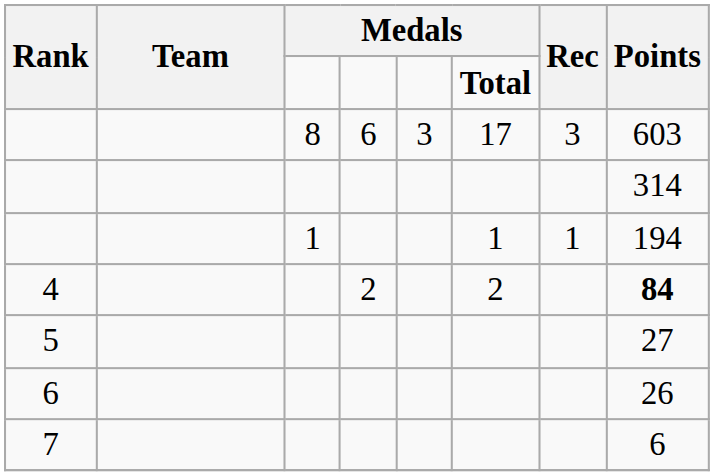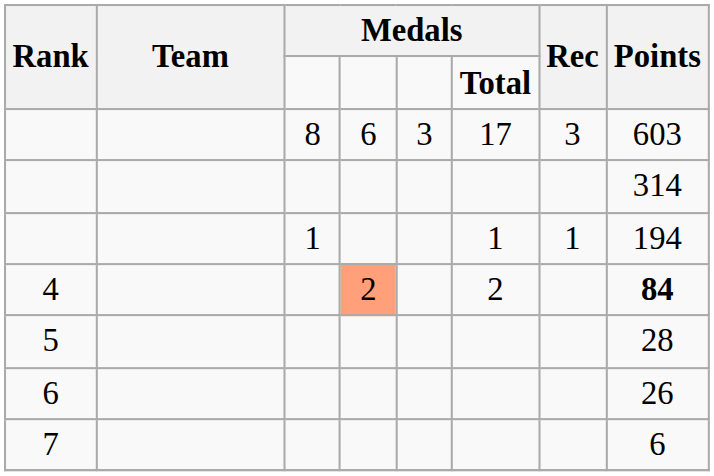(368, 289) no background -> (368, 289) lightsalmon background
(657, 340) 27 -> (657, 340) 28
